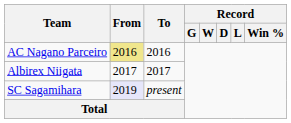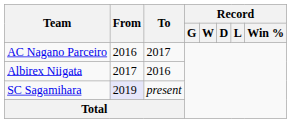(125, 52) khaki background -> (125, 52) no background
(159, 52) 2016 -> (159, 52) 2017
(159, 71) 2017 -> (159, 71) 2016
